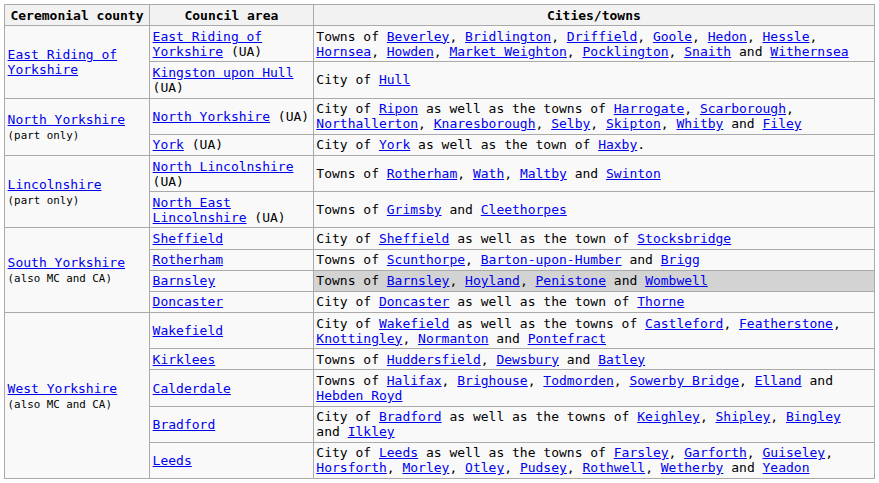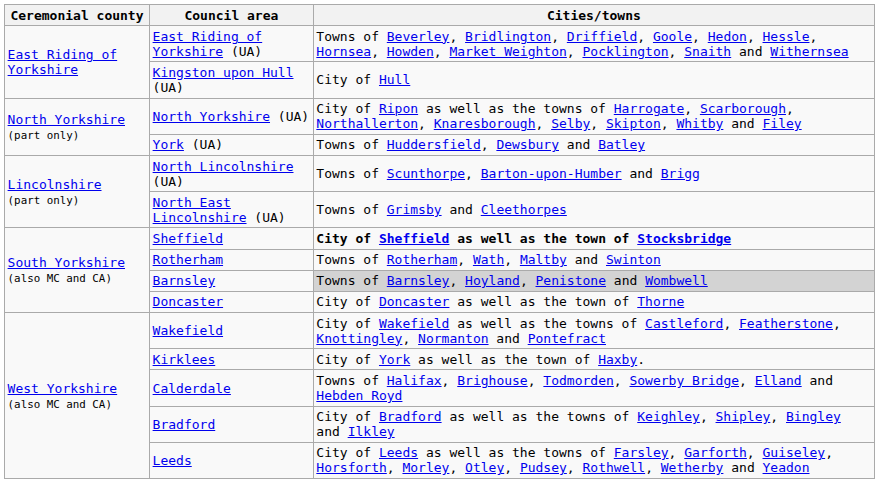(481, 145) City of York as well as the town of Haxby. -> (481, 145) Towns of Huddersfield, Dewsbury and Batley
(489, 174) Towns of Rotherham, Wath, Maltby and Swinton -> (508, 174) Towns of Scunthorpe, Barton-upon-Humber and Brigg
(524, 238) normal -> (524, 238) bold
(508, 260) Towns of Scunthorpe, Barton-upon-Humber and Brigg -> (489, 260) Towns of Rotherham, Wath, Maltby and Swinton
(481, 359) Towns of Huddersfield, Dewsbury and Batley -> (481, 359) City of York as well as the town of Haxby.
